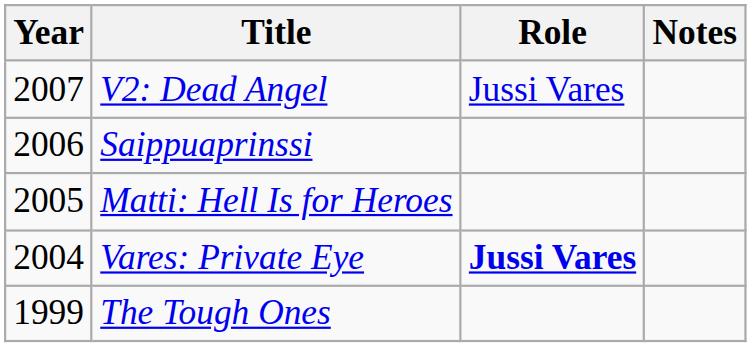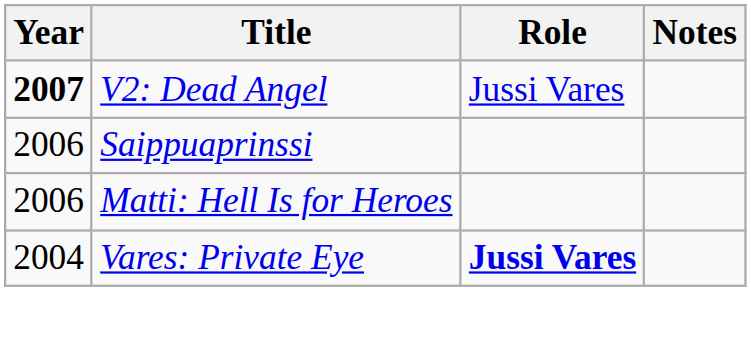(49, 88) normal -> (49, 88) bold
(49, 200) 2005 -> (49, 200) 2006
- row: (216, 312)
